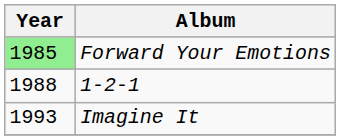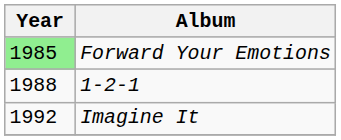(33, 118) 1993 -> (33, 118) 1992
